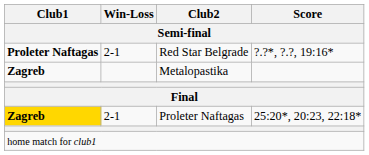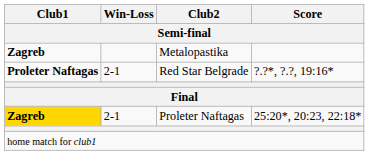rows swapped: (194, 71) <-> (204, 52)
